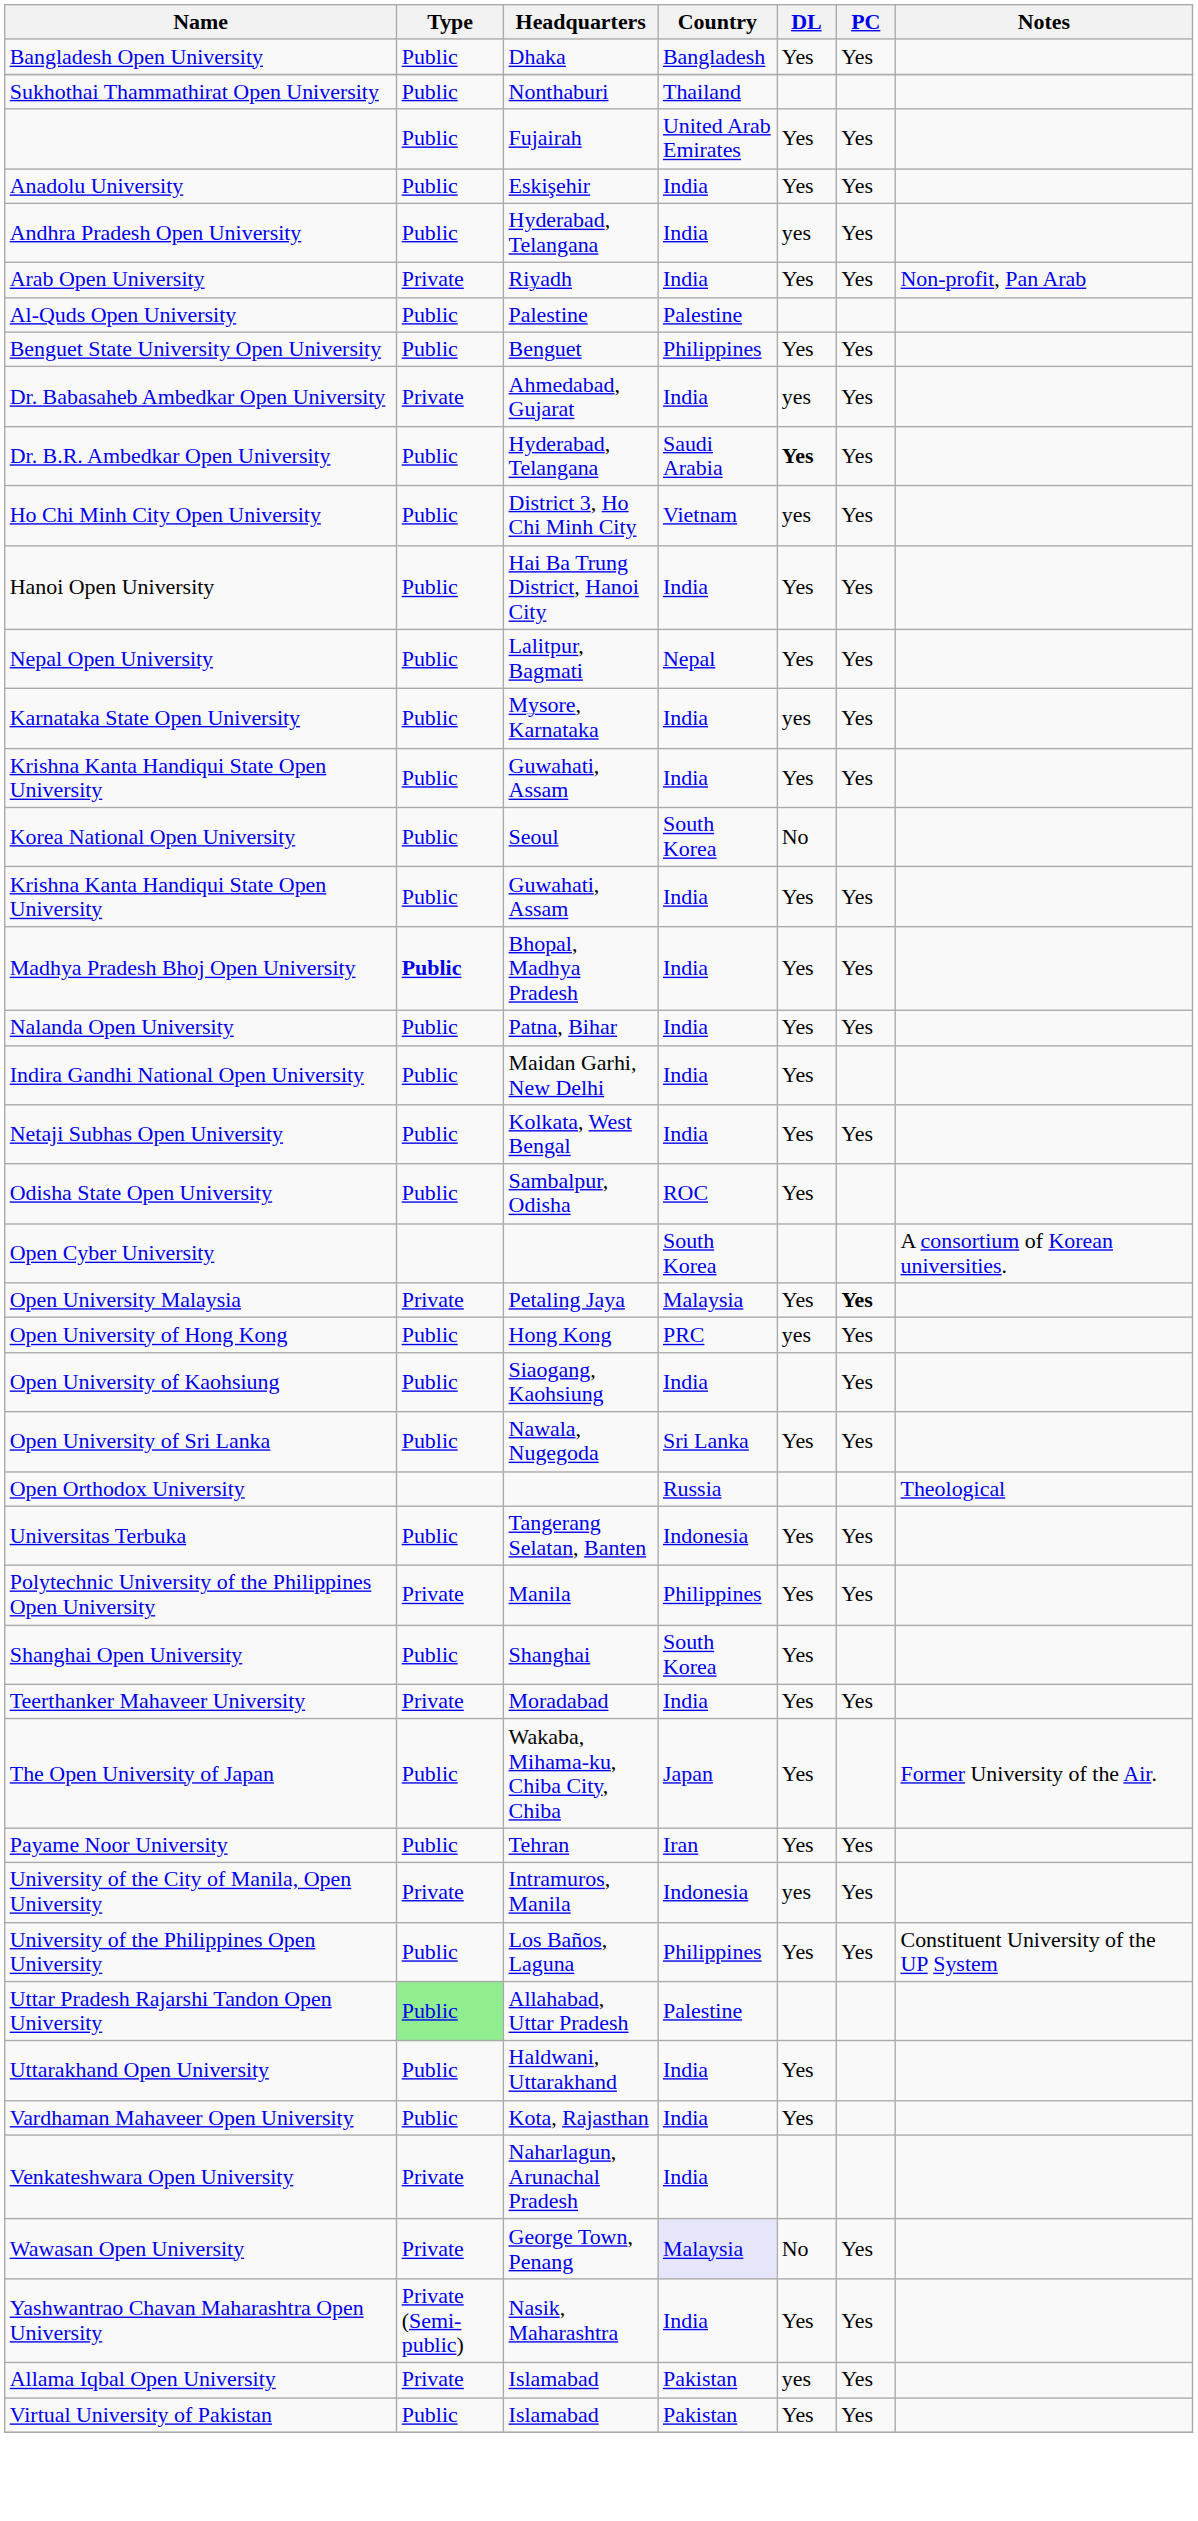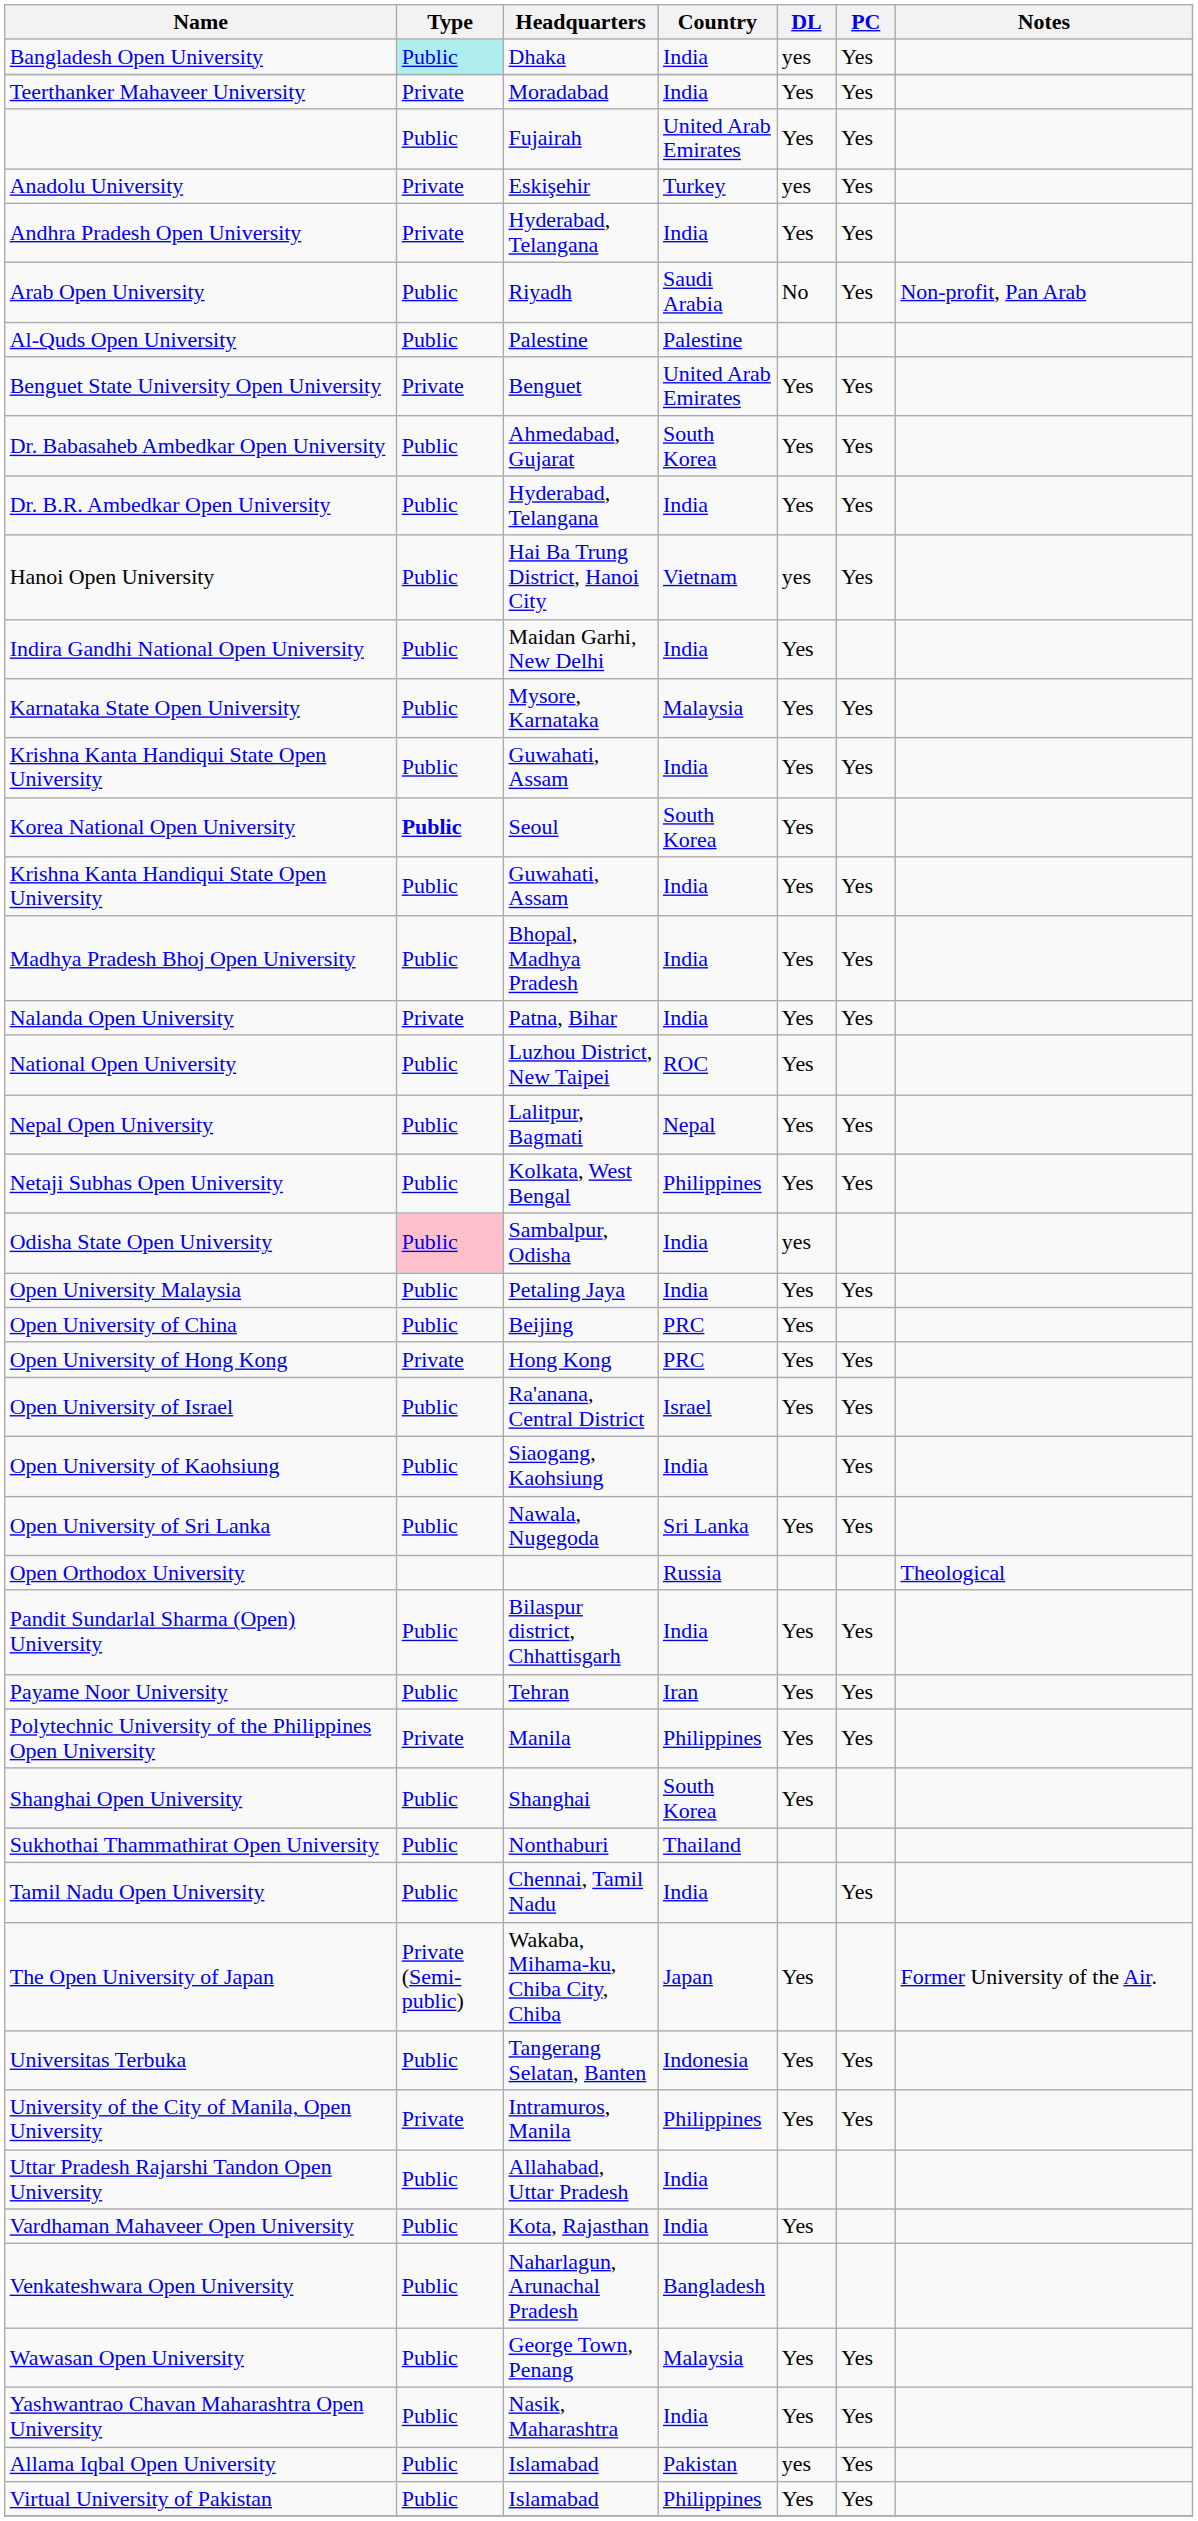(430, 56) no background -> (430, 56) paleturquoise background
(714, 56) Bangladesh -> (686, 56) India
(798, 56) Yes -> (796, 56) yes
rows swapped: (157, 1701) <-> (194, 91)
(430, 185) Public -> (433, 185) Private
(686, 185) India -> (694, 185) Turkey
(798, 185) Yes -> (796, 185) yes
(430, 232) Public -> (433, 232) Private
(796, 232) yes -> (798, 232) Yes
(433, 279) Private -> (430, 292) Public
(686, 279) India -> (693, 292) Saudi Arabia
(798, 279) Yes -> (795, 292) No
(430, 349) Public -> (433, 386) Private
(712, 349) Philippines -> (717, 386) United Arab Emirates
(433, 396) Private -> (430, 445) Public
(686, 396) India -> (690, 445) South Korea
(796, 396) yes -> (798, 445) Yes
(693, 455) Saudi Arabia -> (686, 505) India
(798, 455) bold -> (798, 505) normal
- row: (165, 515)
(686, 587) India -> (700, 576) Vietnam
(798, 587) Yes -> (796, 576) yes
rows swapped: (187, 1074) <-> (111, 658)
(686, 718) India -> (703, 708) Malaysia
(796, 718) yes -> (798, 708) Yes
(430, 837) normal -> (432, 826) bold
(795, 837) No -> (798, 826) Yes
(432, 968) bold -> (430, 958) normal
(430, 1027) Public -> (433, 1017) Private
+ row: (123, 1064)
(686, 1134) India -> (712, 1183) Philippines
(430, 1193) no background -> (430, 1242) pink background
(686, 1193) ROC -> (686, 1242) India
(798, 1193) Yes -> (796, 1242) yes
- row: (112, 1252)
(433, 1300) Private -> (430, 1289) Public
(703, 1300) Malaysia -> (686, 1289) India
(857, 1300) bold -> (857, 1289) normal
+ row: (123, 1324)
(430, 1334) Public -> (433, 1359) Private
(796, 1334) yes -> (798, 1359) Yes
+ row: (121, 1406)
+ row: (152, 1631)
rows swapped: (119, 1845) <-> (98, 1535)
+ row: (137, 1892)
(430, 1773) Public -> (433, 1976) Private (Semi-public)
(706, 1892) Indonesia -> (712, 2119) Philippines
(796, 1892) yes -> (798, 2119) Yes
- row: (163, 1951)
(430, 2010) lightgreen background -> (430, 2179) no background
(703, 2010) Palestine -> (686, 2179) India
- row: (139, 2070)
(433, 2176) Private -> (430, 2285) Public
(686, 2176) India -> (714, 2285) Bangladesh
(433, 2248) Private -> (430, 2357) Public
(703, 2248) lavender background -> (703, 2357) no background
(795, 2248) No -> (798, 2357) Yes
(433, 2320) Private (Semi-public) -> (430, 2416) Public
(433, 2379) Private -> (430, 2463) Public
(700, 2414) Pakistan -> (712, 2498) Philippines
